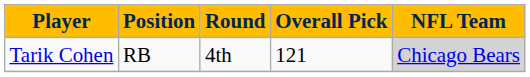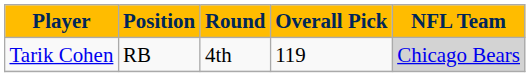(291, 54) 121 -> (291, 54) 119
